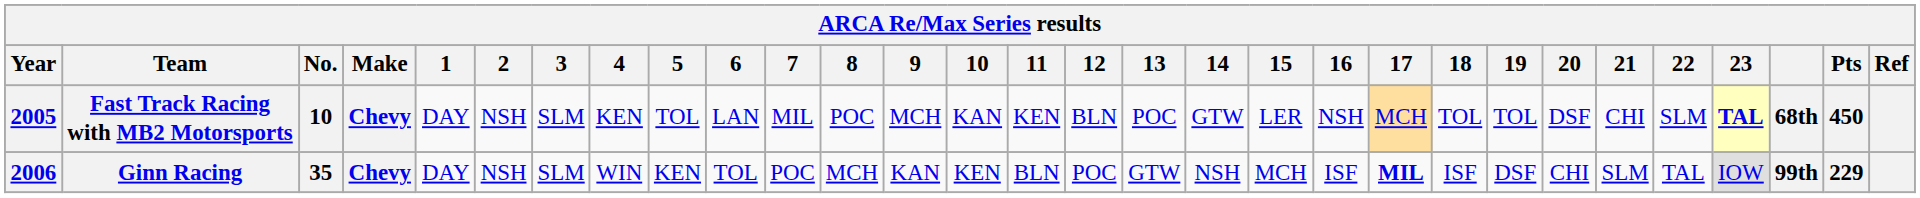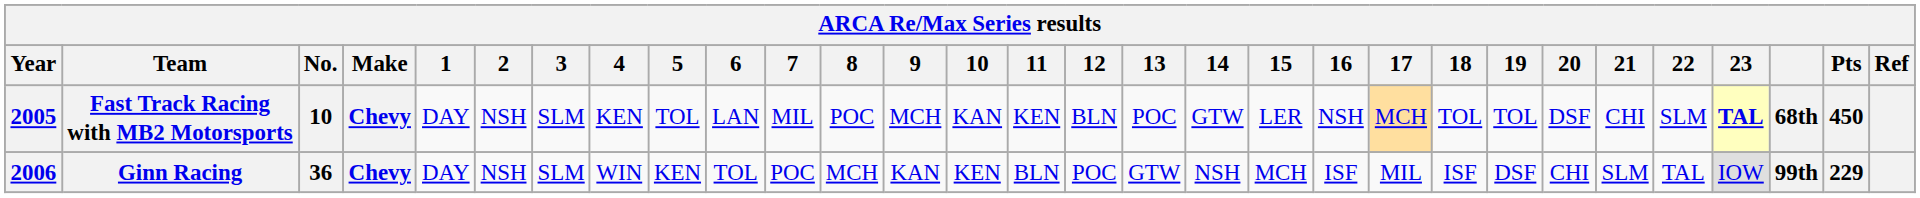(321, 172) 35 -> (321, 172) 36
(1401, 172) bold -> (1401, 172) normal
